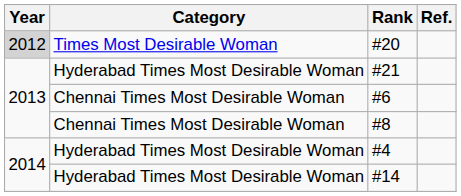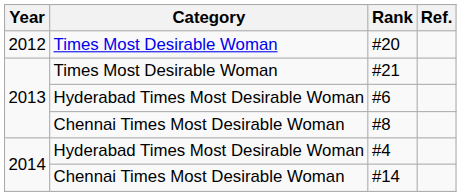(27, 44) lightgrey background -> (27, 44) no background
(209, 71) Hyderabad Times Most Desirable Woman -> (166, 71) Times Most Desirable Woman
(199, 97) Chennai Times Most Desirable Woman -> (209, 97) Hyderabad Times Most Desirable Woman
(209, 177) Hyderabad Times Most Desirable Woman -> (199, 177) Chennai Times Most Desirable Woman
